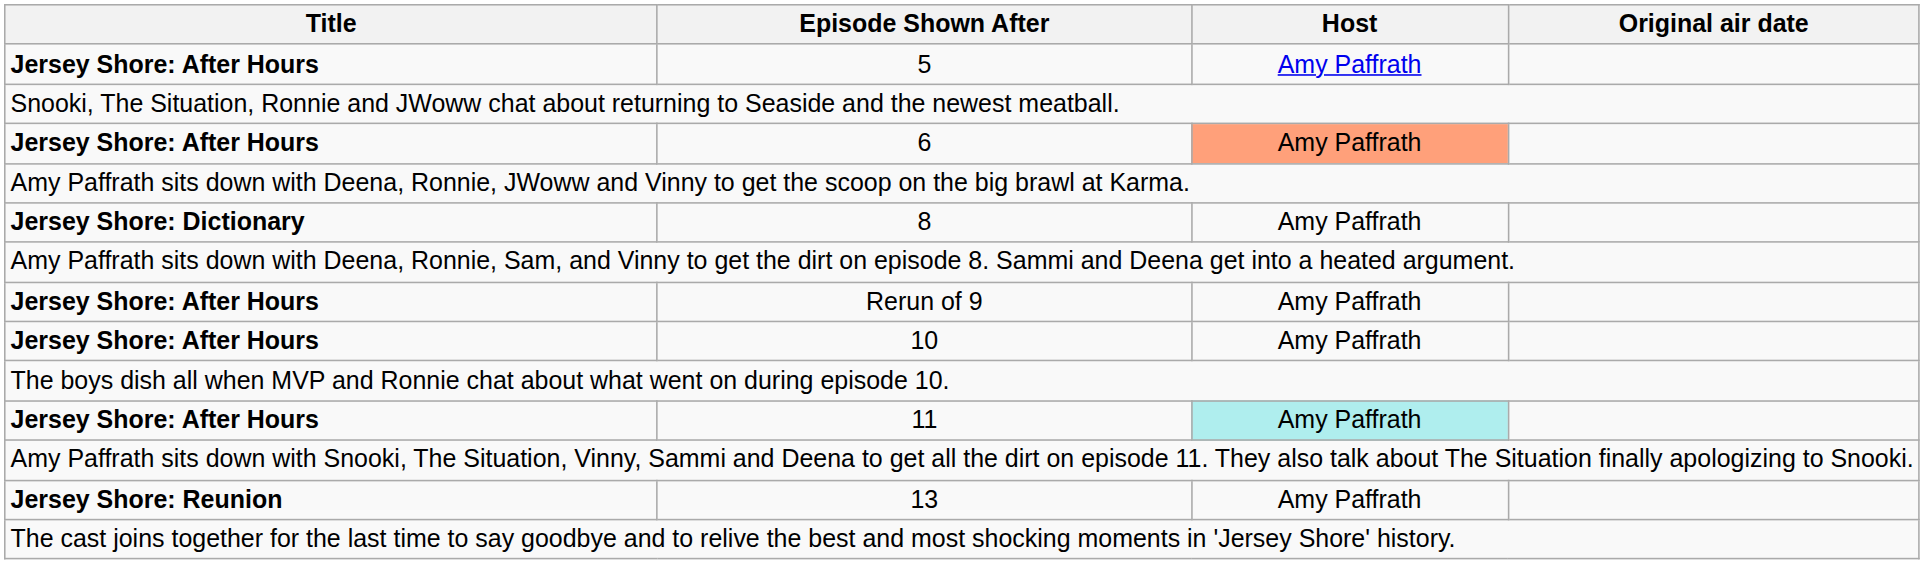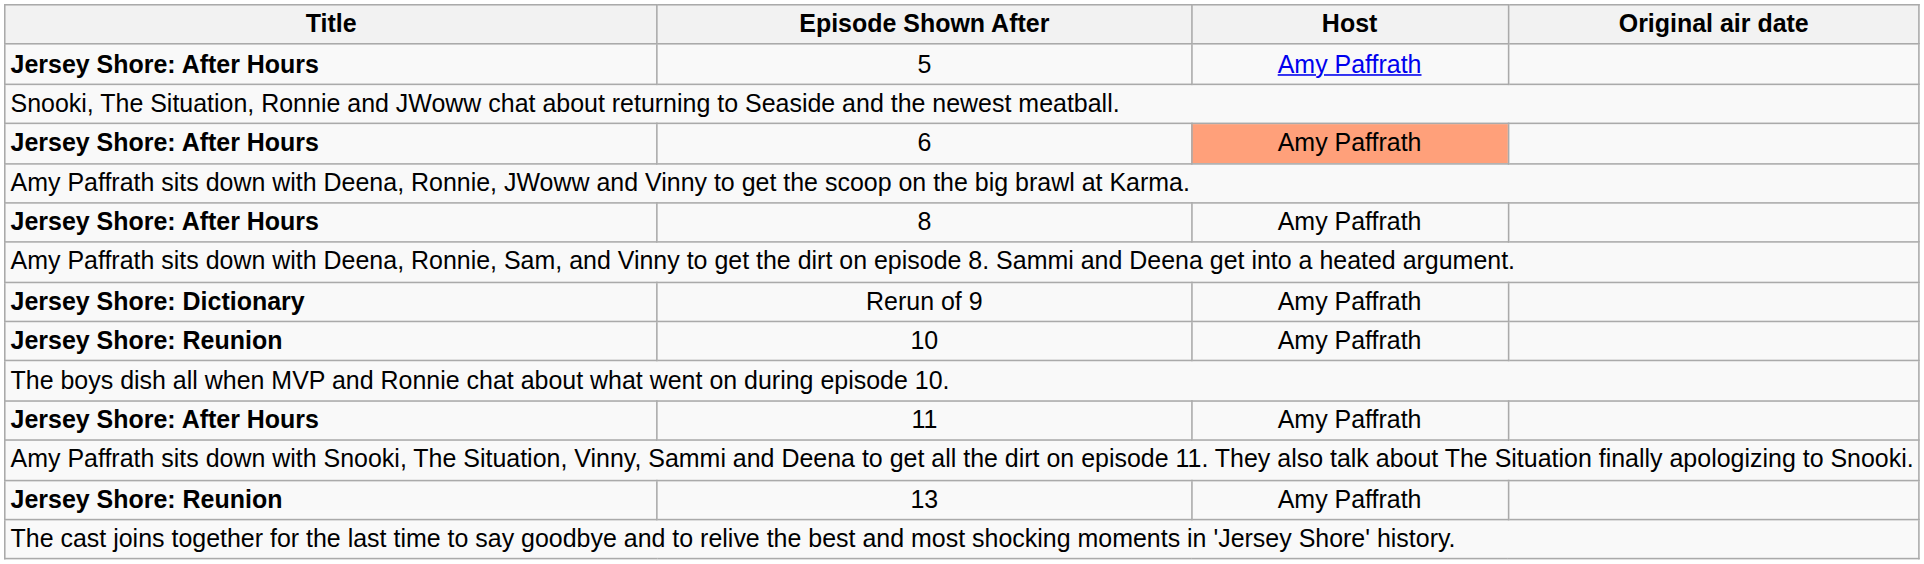(158, 222) Jersey Shore: Dictionary -> (165, 222) Jersey Shore: After Hours
(165, 301) Jersey Shore: After Hours -> (158, 301) Jersey Shore: Dictionary
(165, 340) Jersey Shore: After Hours -> (146, 340) Jersey Shore: Reunion
(1350, 420) paleturquoise background -> (1350, 420) no background
